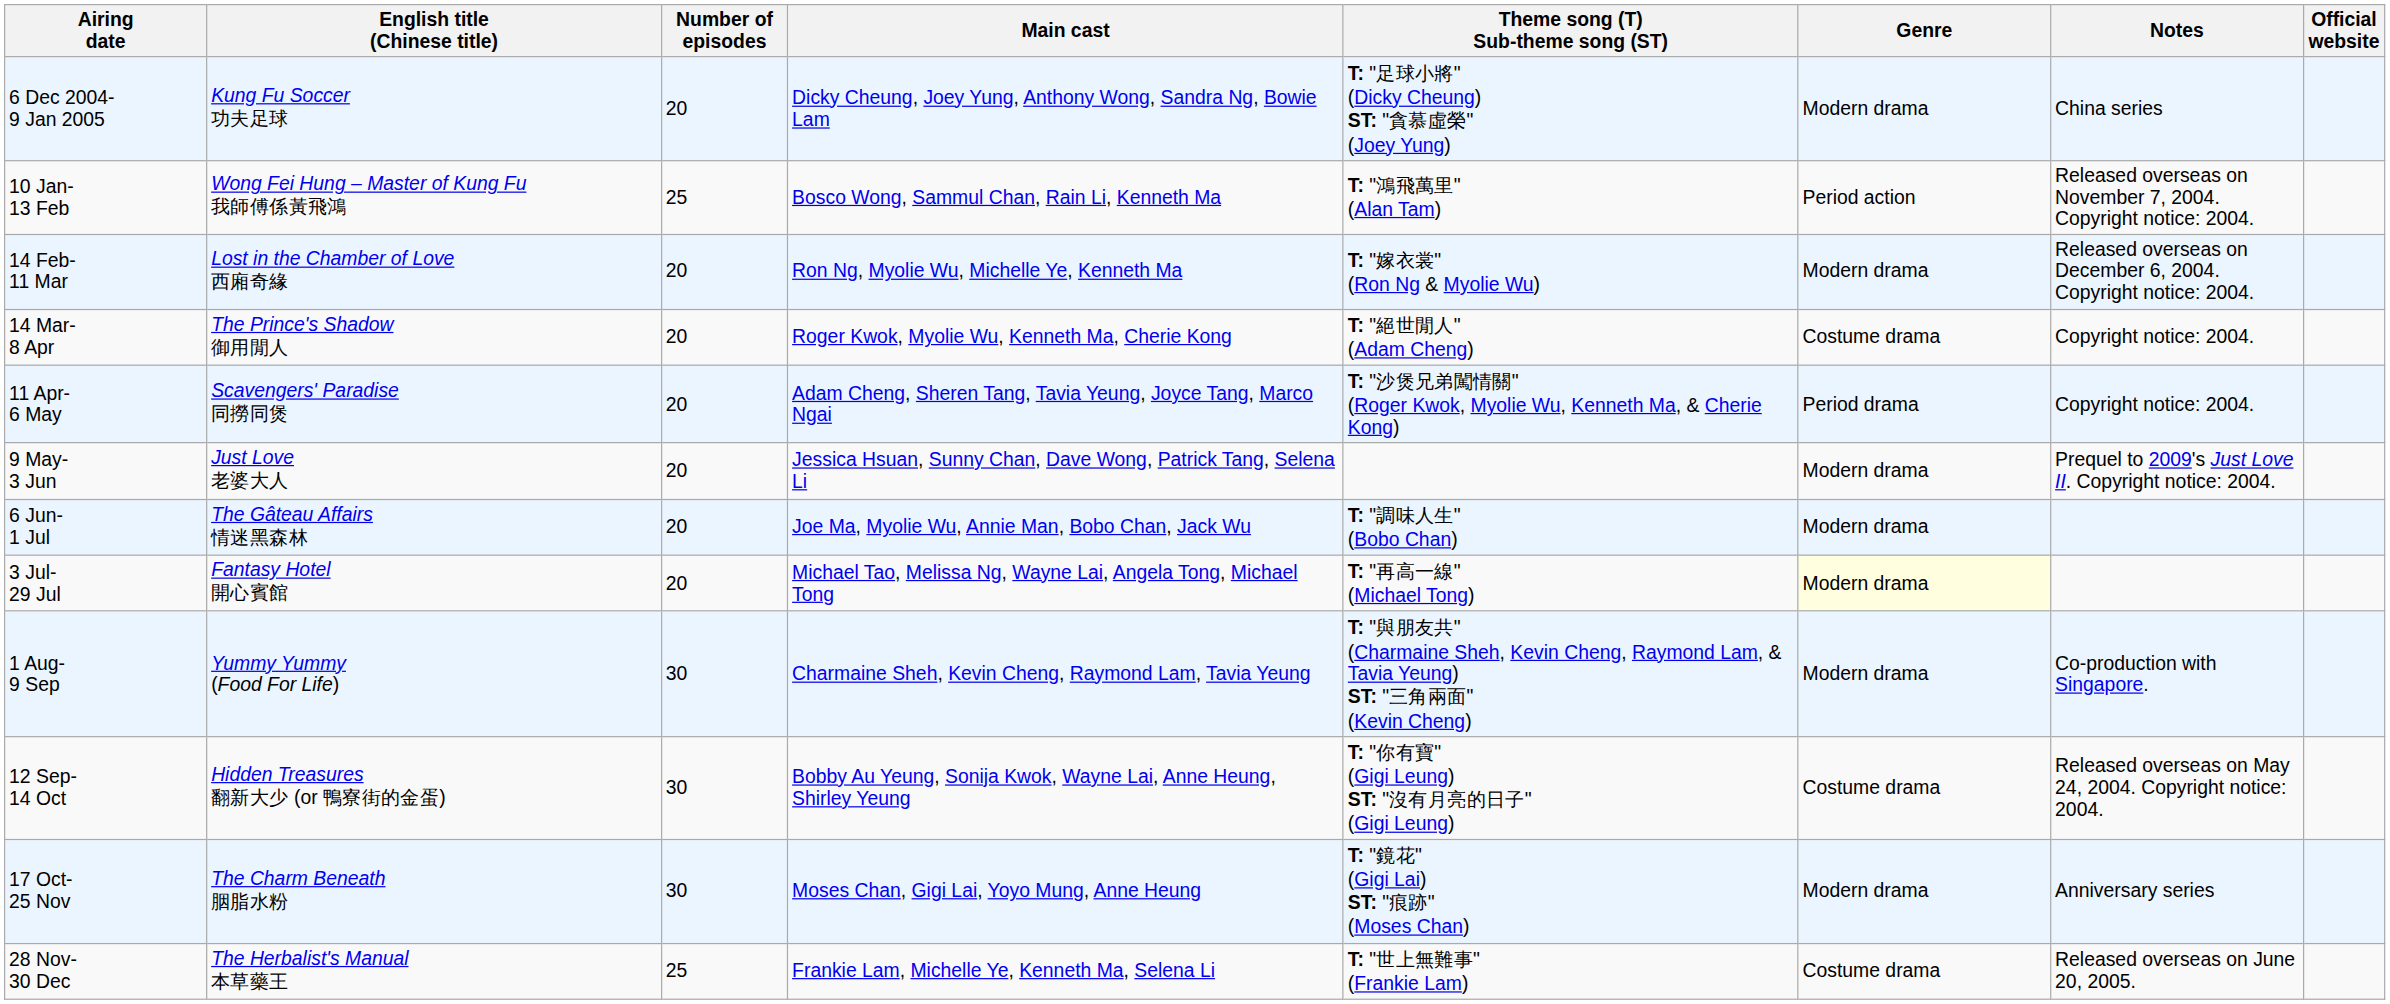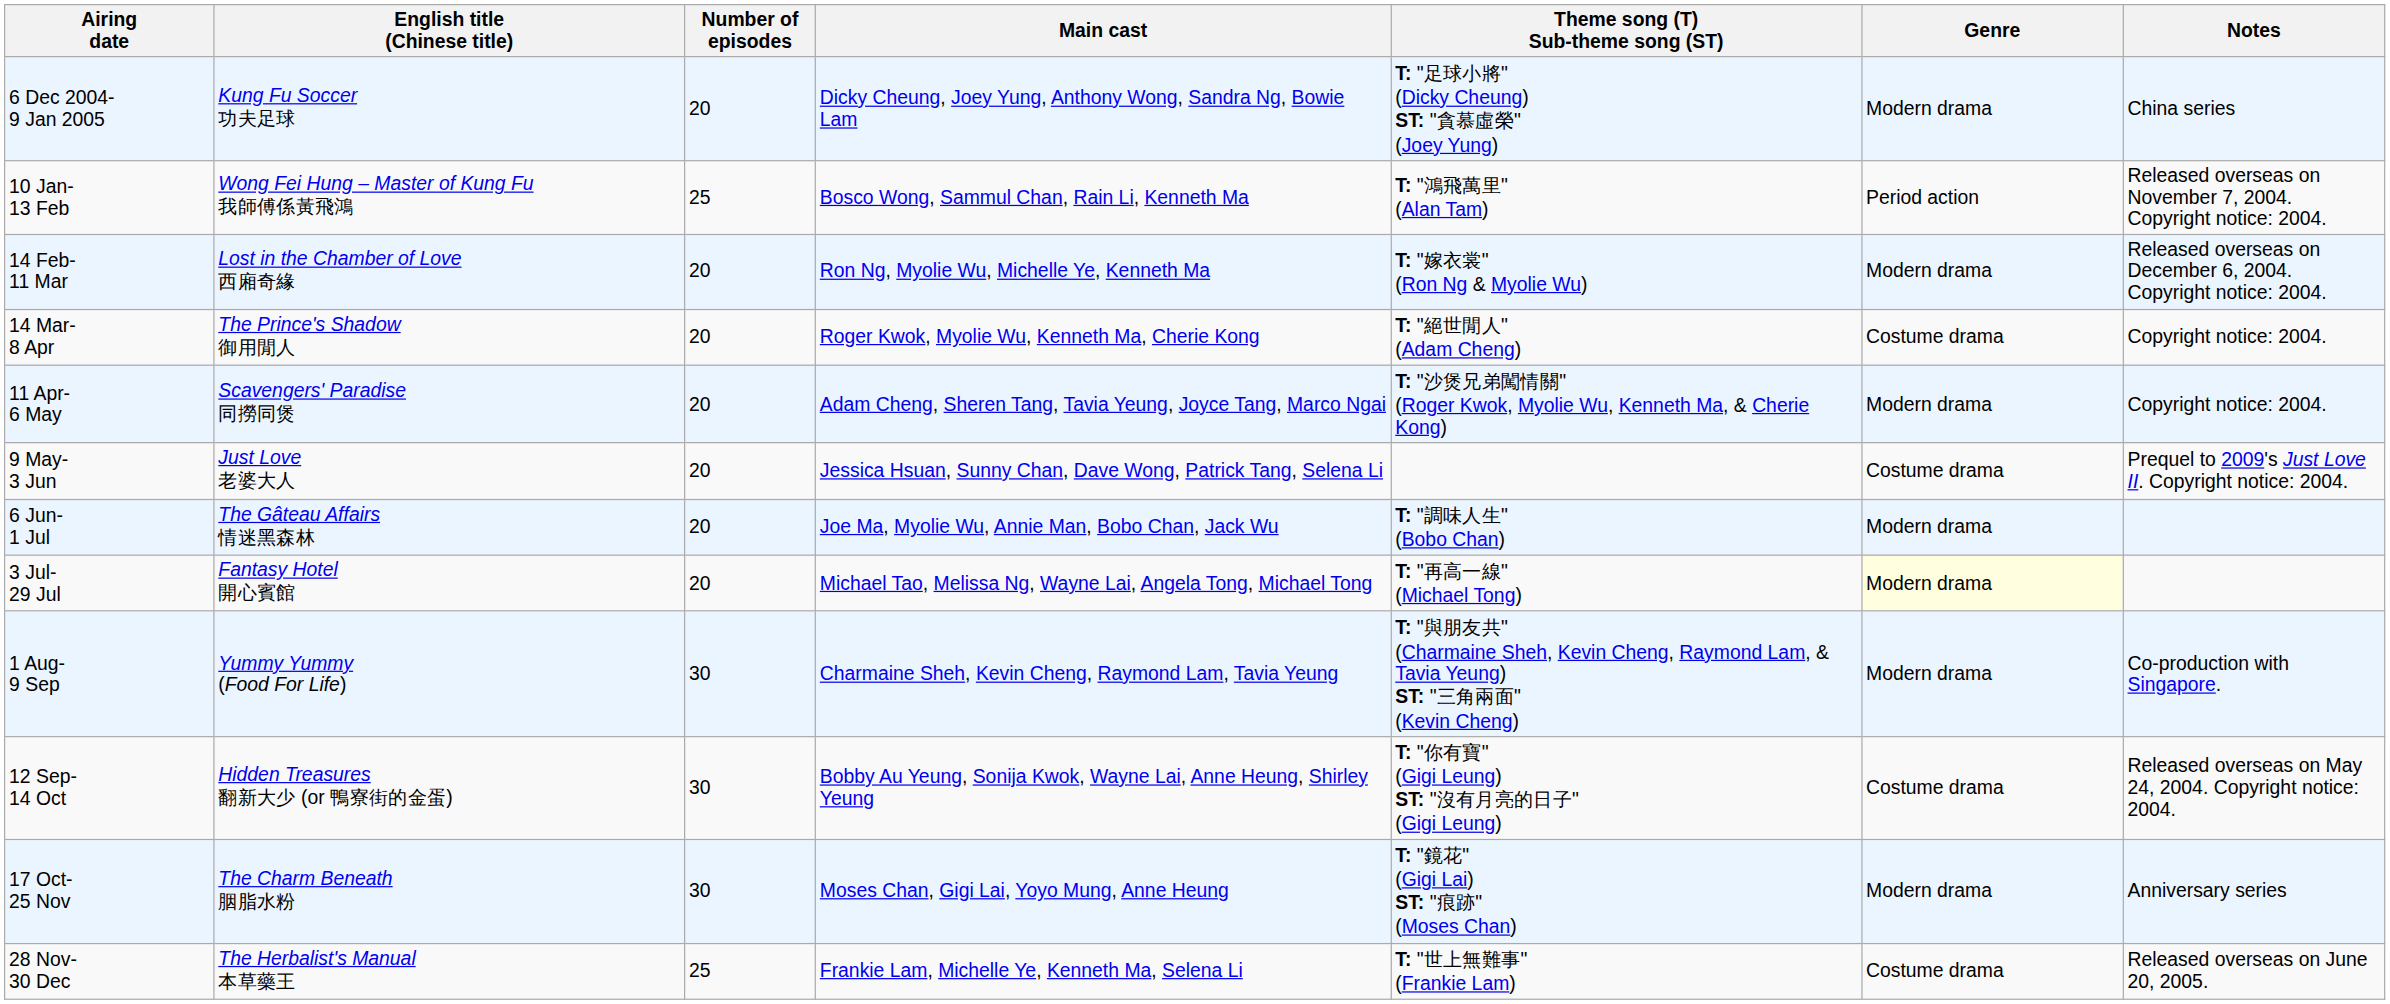- column: (2344, 30)
(1861, 403) Period drama -> (1929, 403) Modern drama
(1865, 470) Modern drama -> (1935, 470) Costume drama
